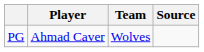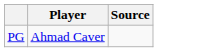- column: (131, 15)
